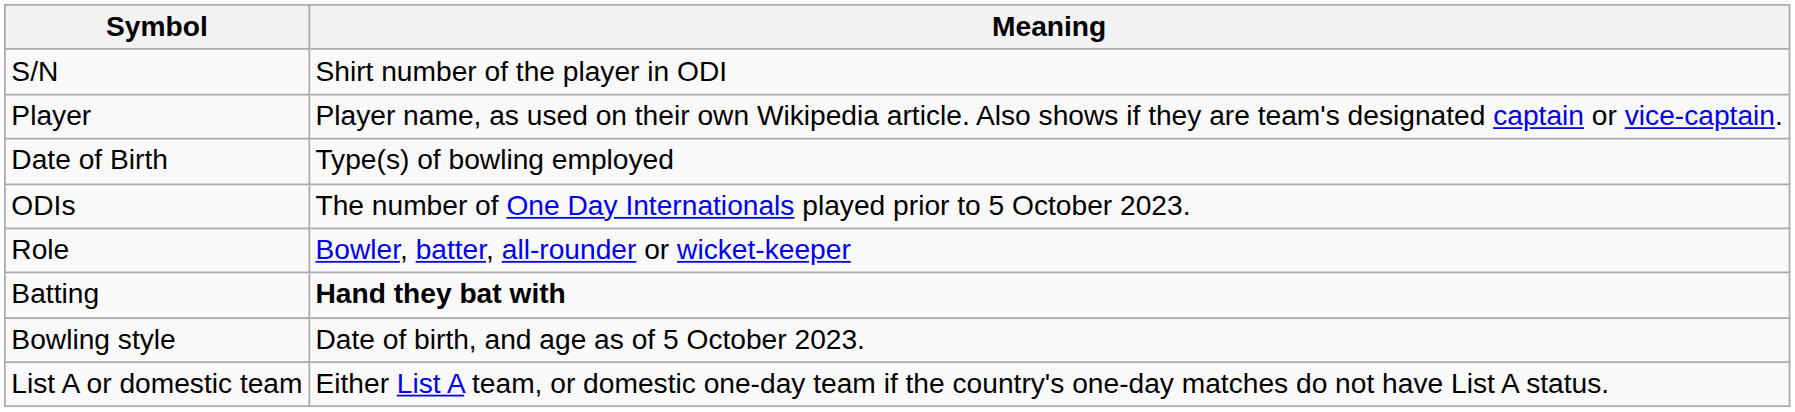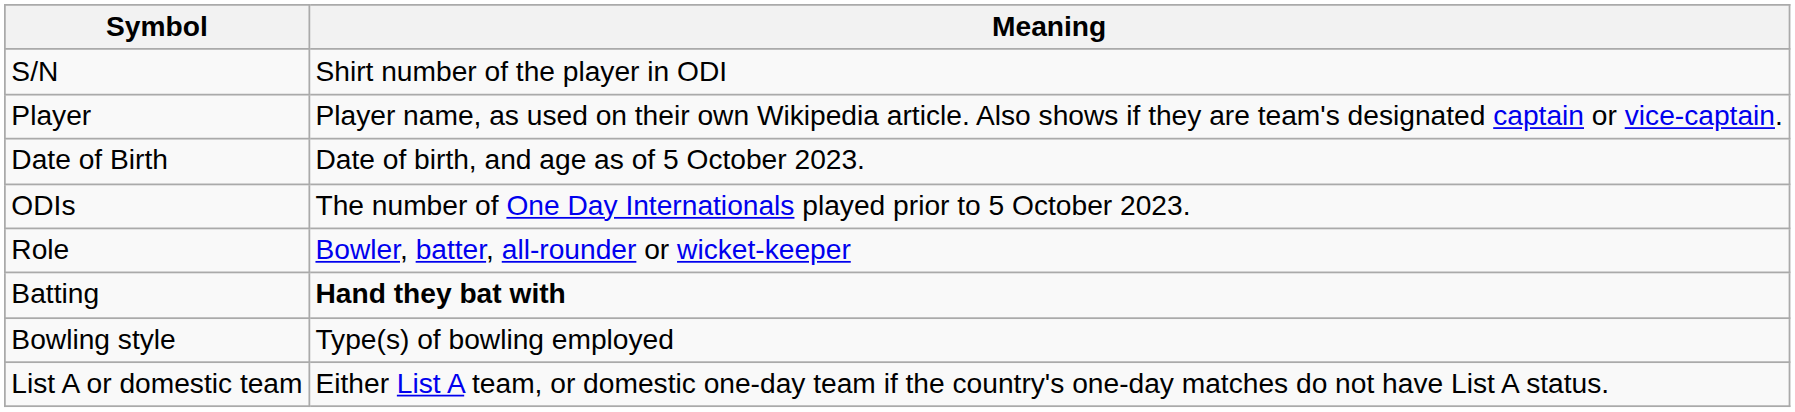(495, 160) Type(s) of bowling employed -> (590, 160) Date of birth, and age as of 5 October 2023.
(590, 339) Date of birth, and age as of 5 October 2023. -> (495, 339) Type(s) of bowling employed
